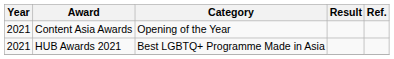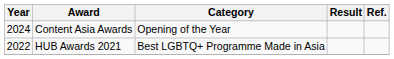(19, 29) 2021 -> (19, 29) 2024
(19, 46) 2021 -> (19, 46) 2022
